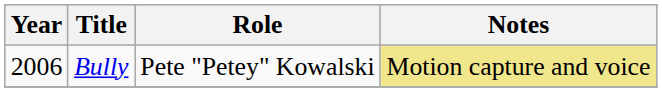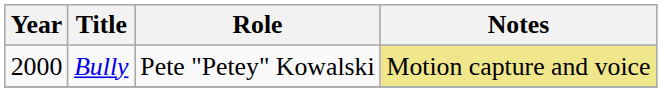(37, 65) 2006 -> (37, 65) 2000
